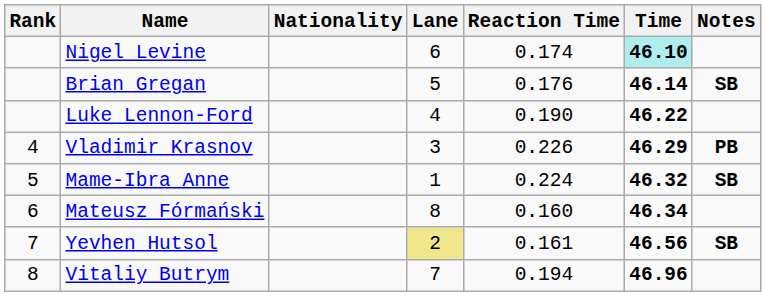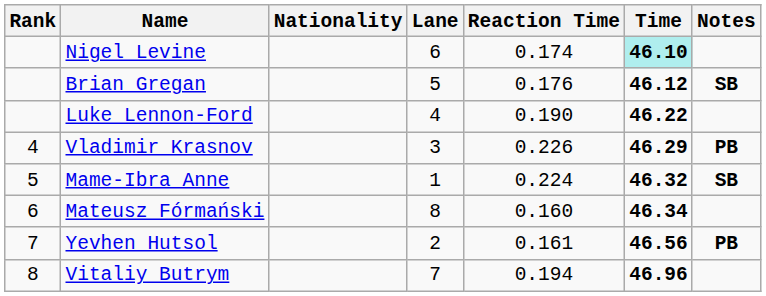(659, 84) 46.14 -> (659, 84) 46.12
(435, 243) khaki background -> (435, 243) no background
(726, 243) SB -> (726, 243) PB
